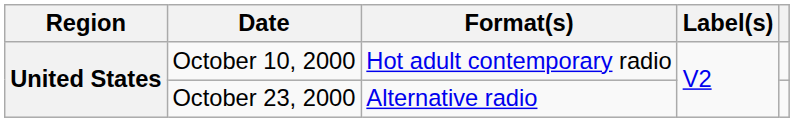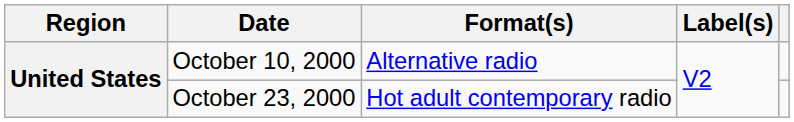(519, 60) Hot adult contemporary radio -> (452, 60) Alternative radio
(452, 98) Alternative radio -> (519, 98) Hot adult contemporary radio
